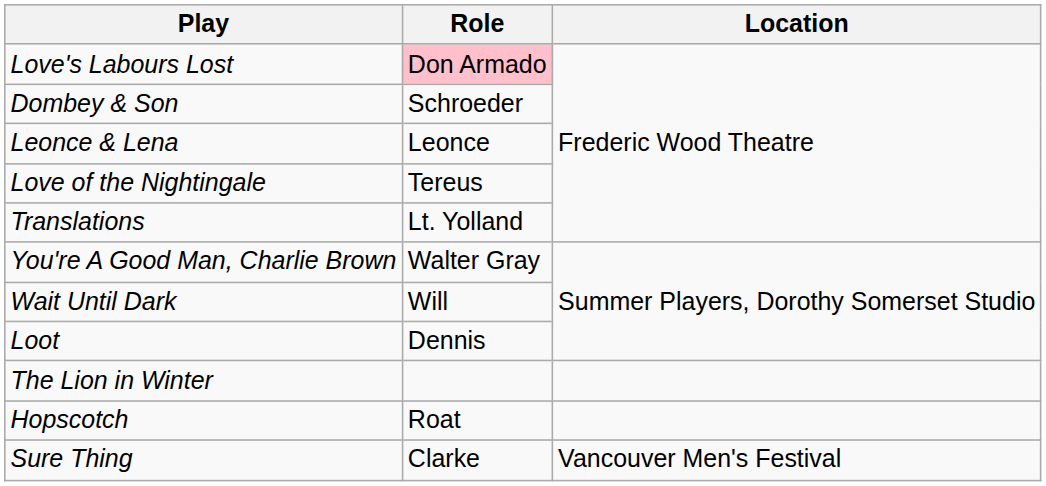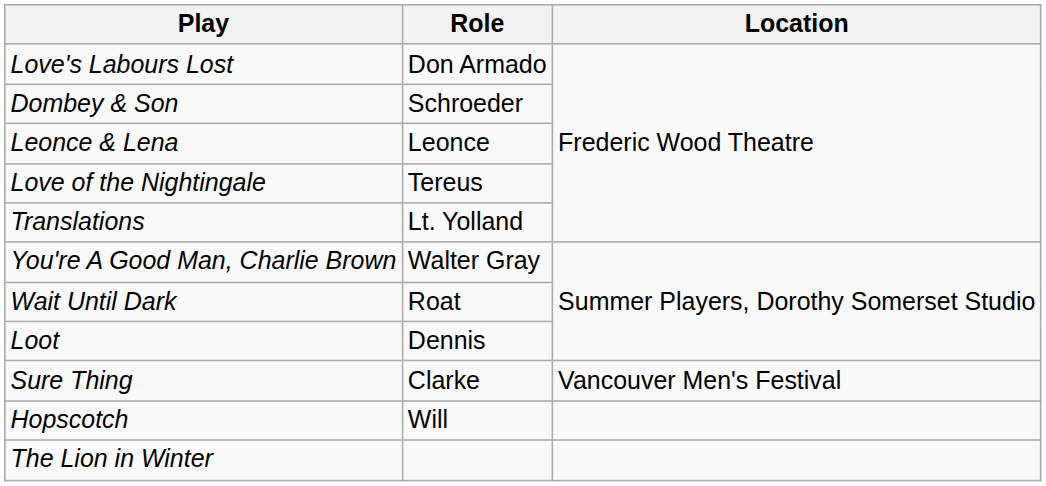(477, 63) pink background -> (477, 63) no background
(428, 301) Will -> (434, 301) Roat
rows swapped: (72, 459) <-> (112, 380)
(434, 420) Roat -> (428, 420) Will
